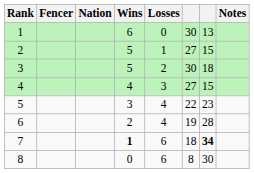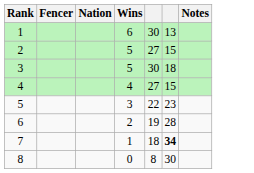- column: (164, 13)
(130, 141) bold -> (130, 141) normal
